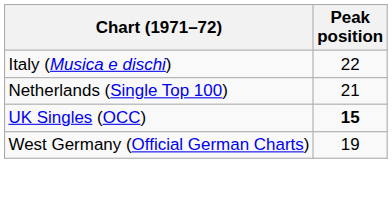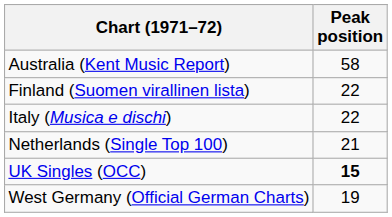+ row: (119, 63)
+ row: (129, 90)
